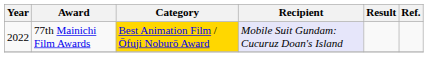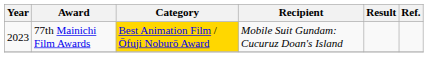(18, 36) 2022 -> (18, 36) 2023
(292, 36) lavender background -> (292, 36) no background
